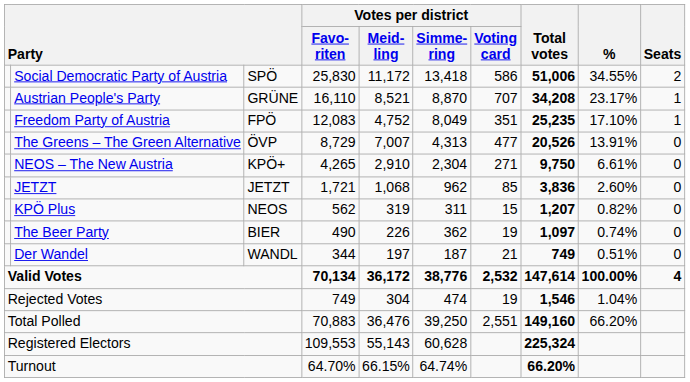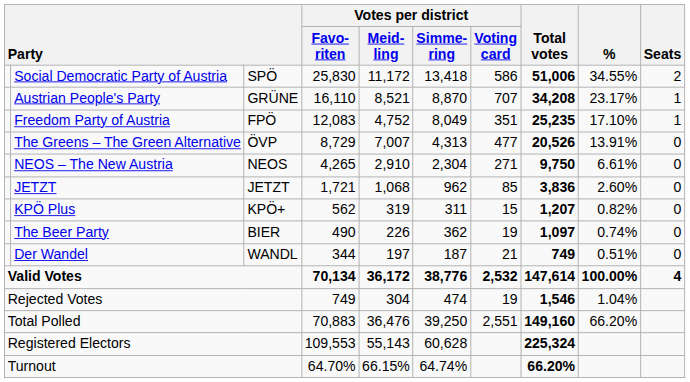(266, 165) KPÖ+ -> (267, 165) NEOS
(267, 210) NEOS -> (266, 210) KPÖ+
